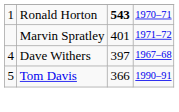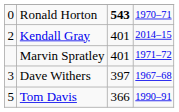(11, 14) 1 -> (11, 14) 0
+ row: (55, 35)
(11, 55) 4 -> (11, 76) 3
